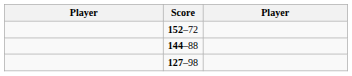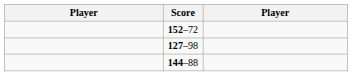rows swapped: (183, 63) <-> (183, 46)
